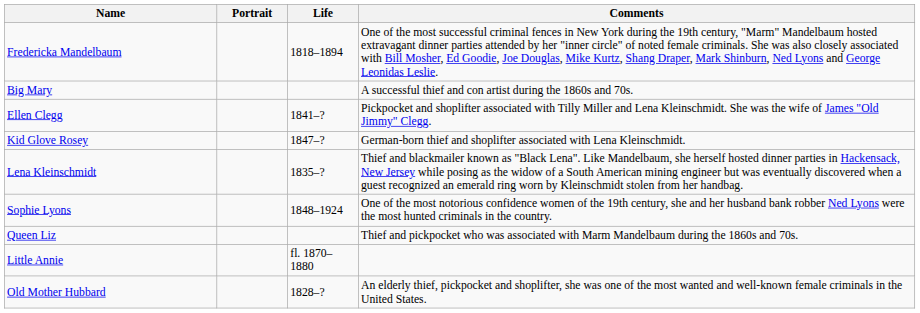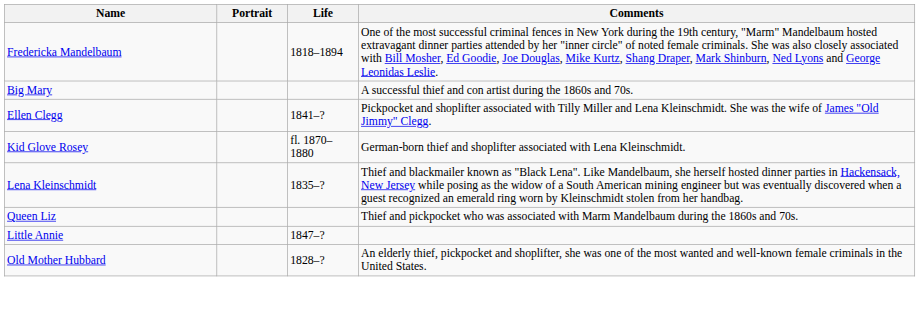(307, 140) 1847–? -> (311, 146) fl. 1870–1880
- row: (39, 210)
(311, 260) fl. 1870–1880 -> (307, 235) 1847–?
